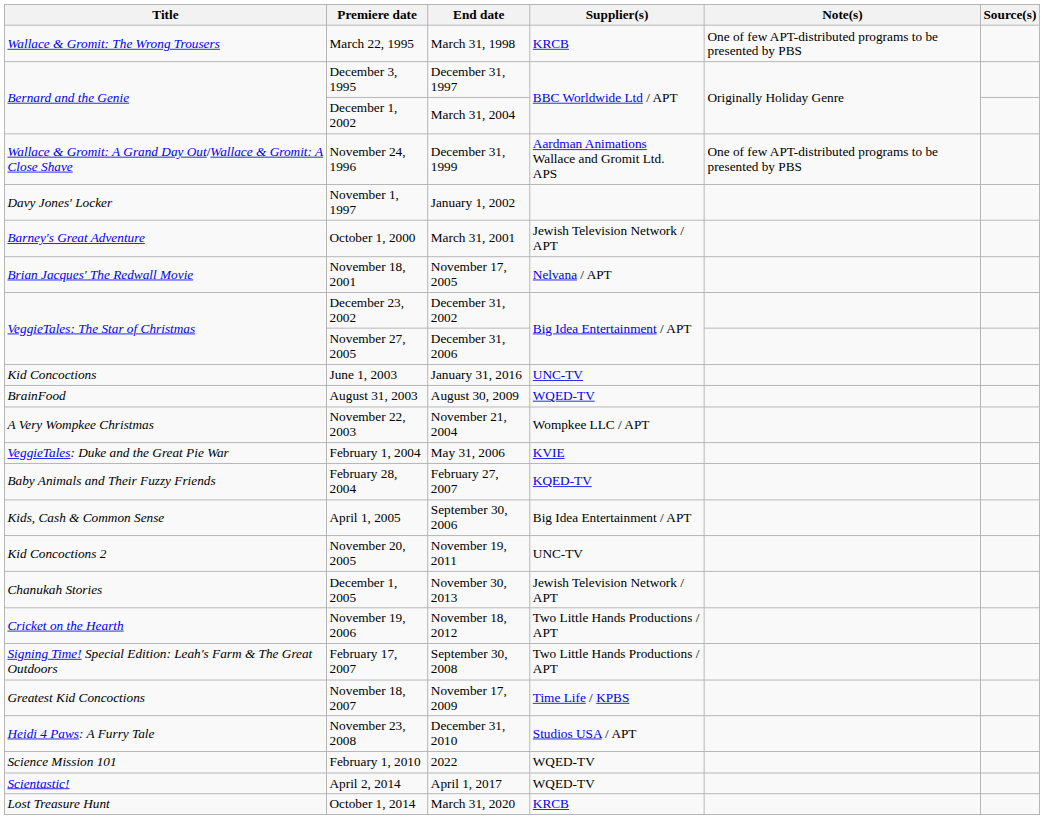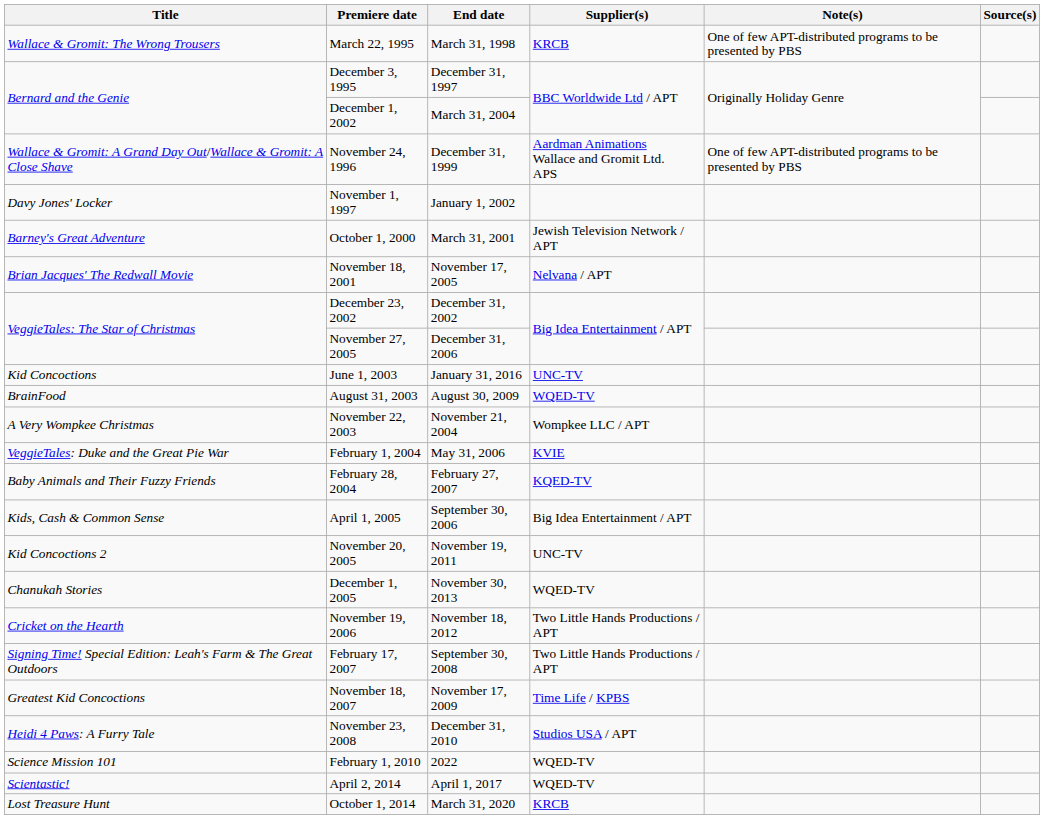(608, 589) Jewish Television Network / APT -> (564, 589) WQED-TV
